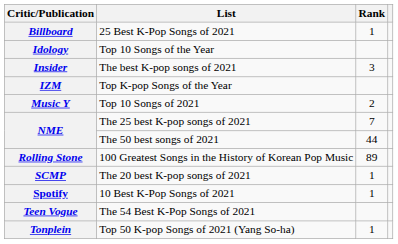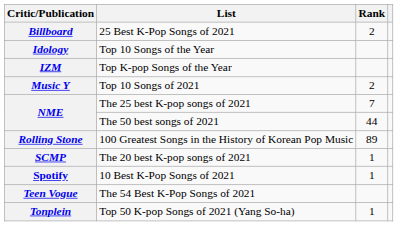(372, 31) 1 -> (372, 31) 2
- row: (51, 67)
